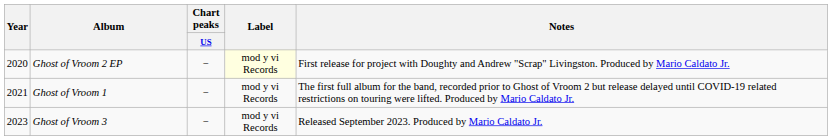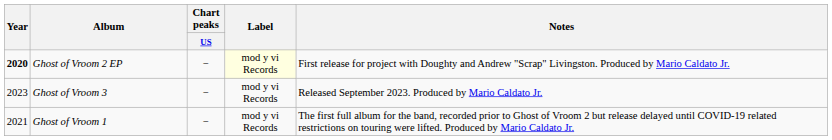(17, 64) normal -> (17, 64) bold
rows swapped: (70, 92) <-> (70, 121)
